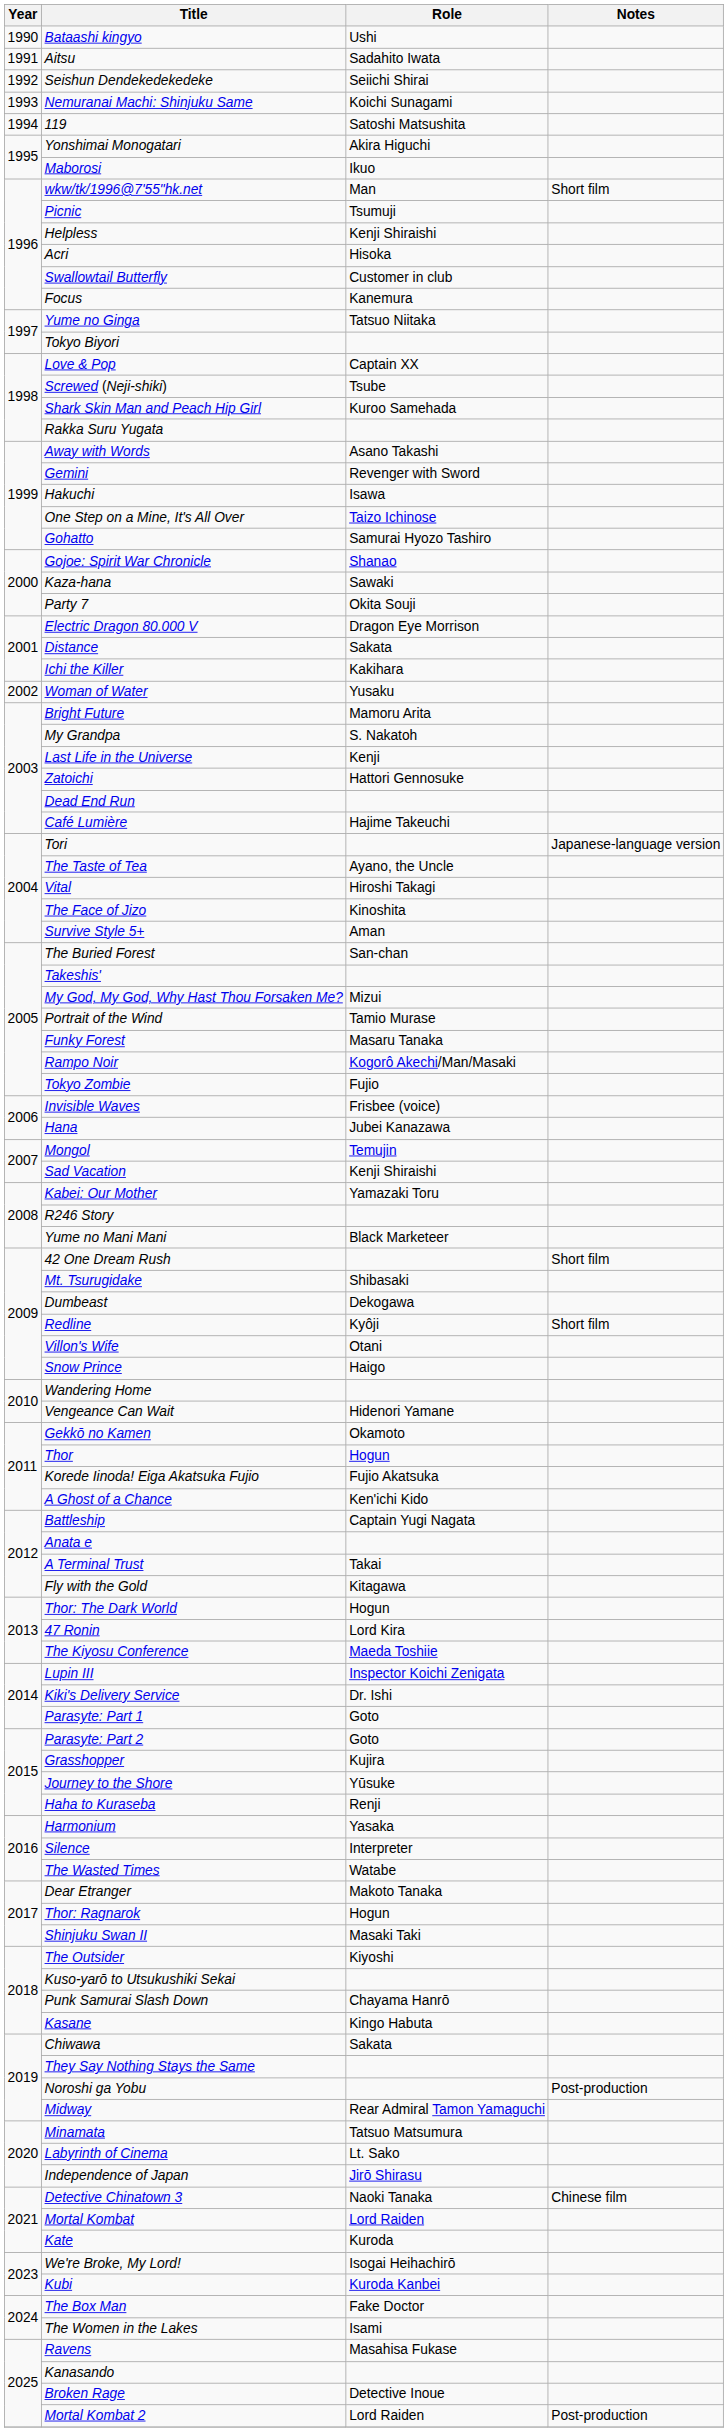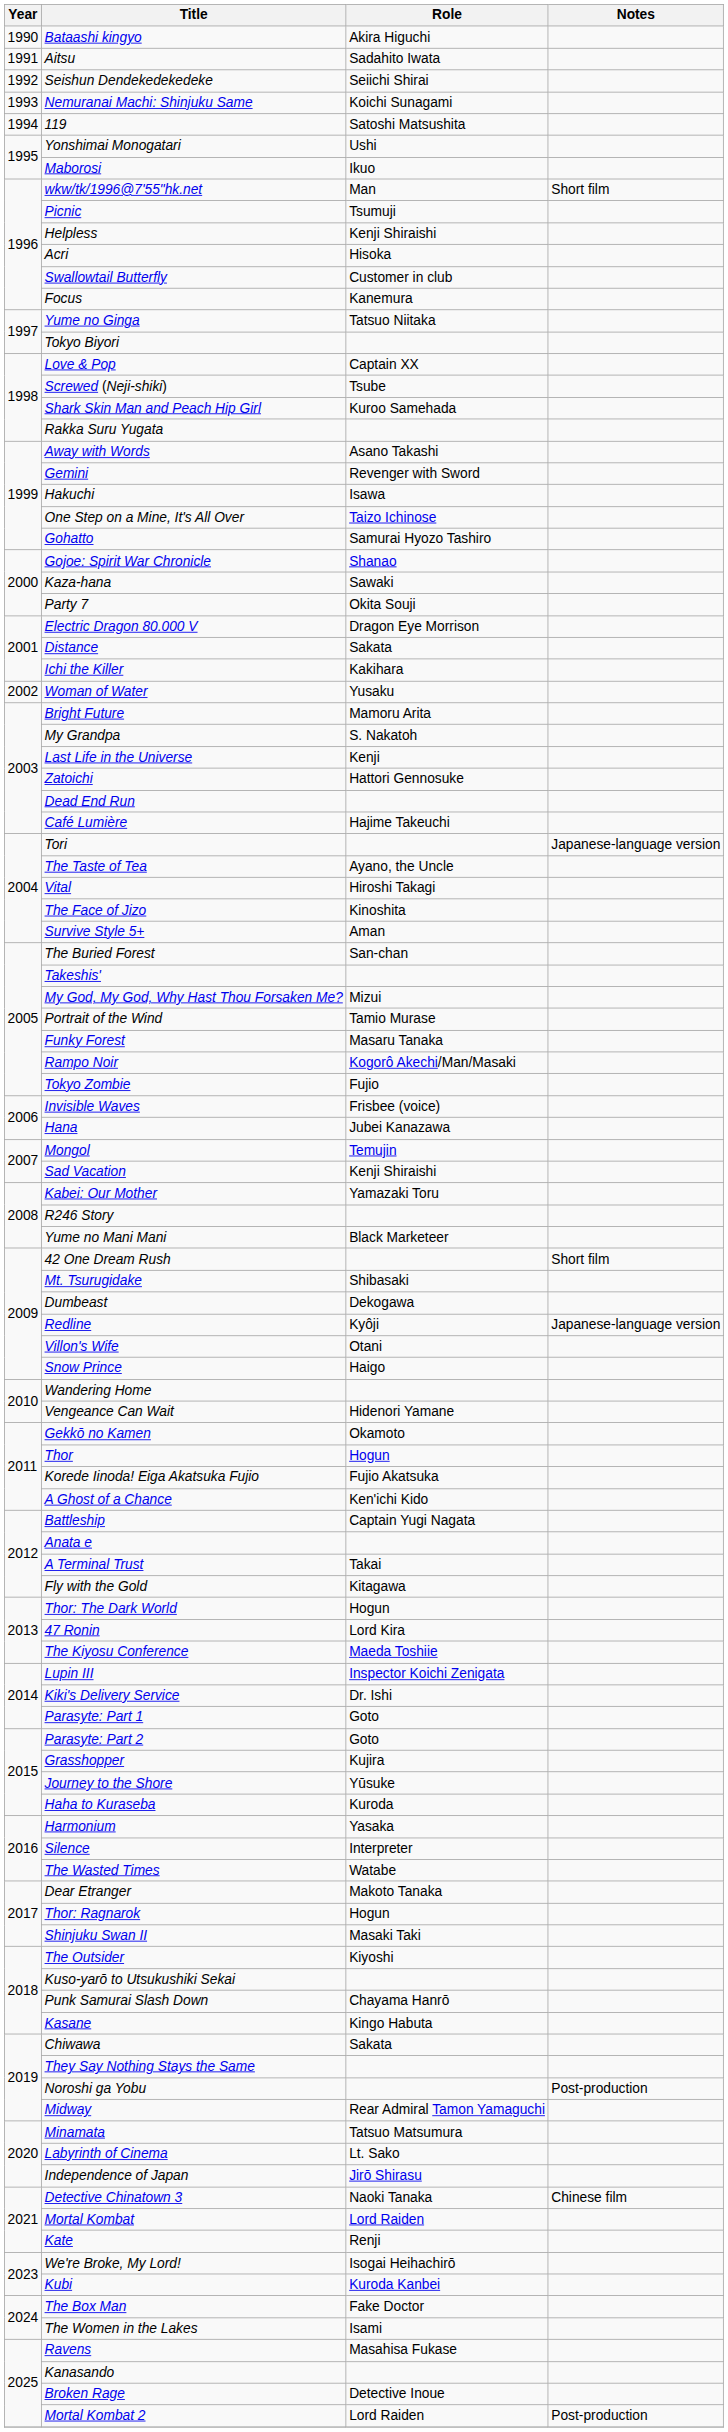(363, 37) Ushi -> (390, 37) Akira Higuchi
(390, 146) Akira Higuchi -> (363, 146) Ushi
(580, 1324) Short film -> (636, 1324) Japanese-language version
(365, 1804) Renji -> (371, 1804) Kuroda
(371, 2241) Kuroda -> (365, 2241) Renji
